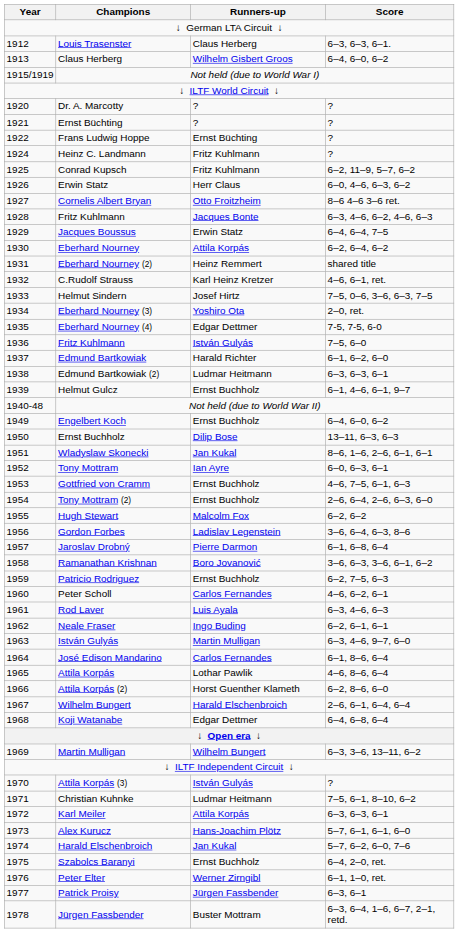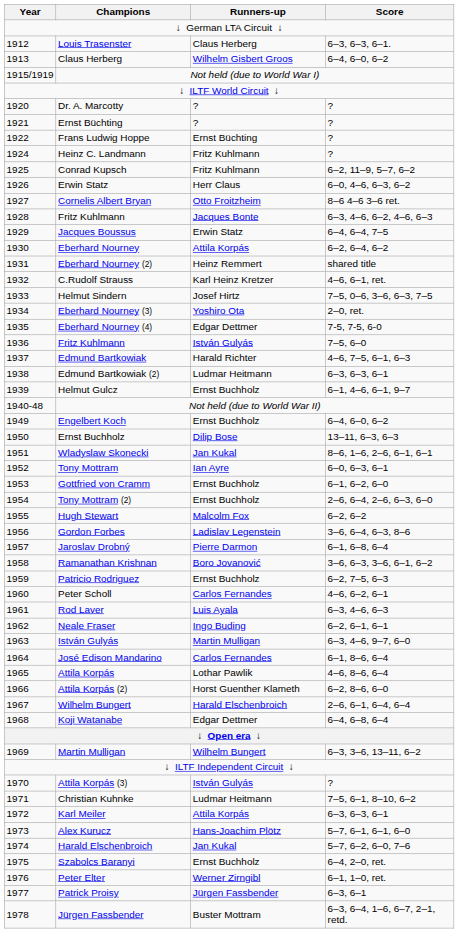(358, 358) 6–1, 6–2, 6–0 -> (369, 358) 4–6, 7–5, 6–1, 6–3
(369, 484) 4–6, 7–5, 6–1, 6–3 -> (358, 484) 6–1, 6–2, 6–0
